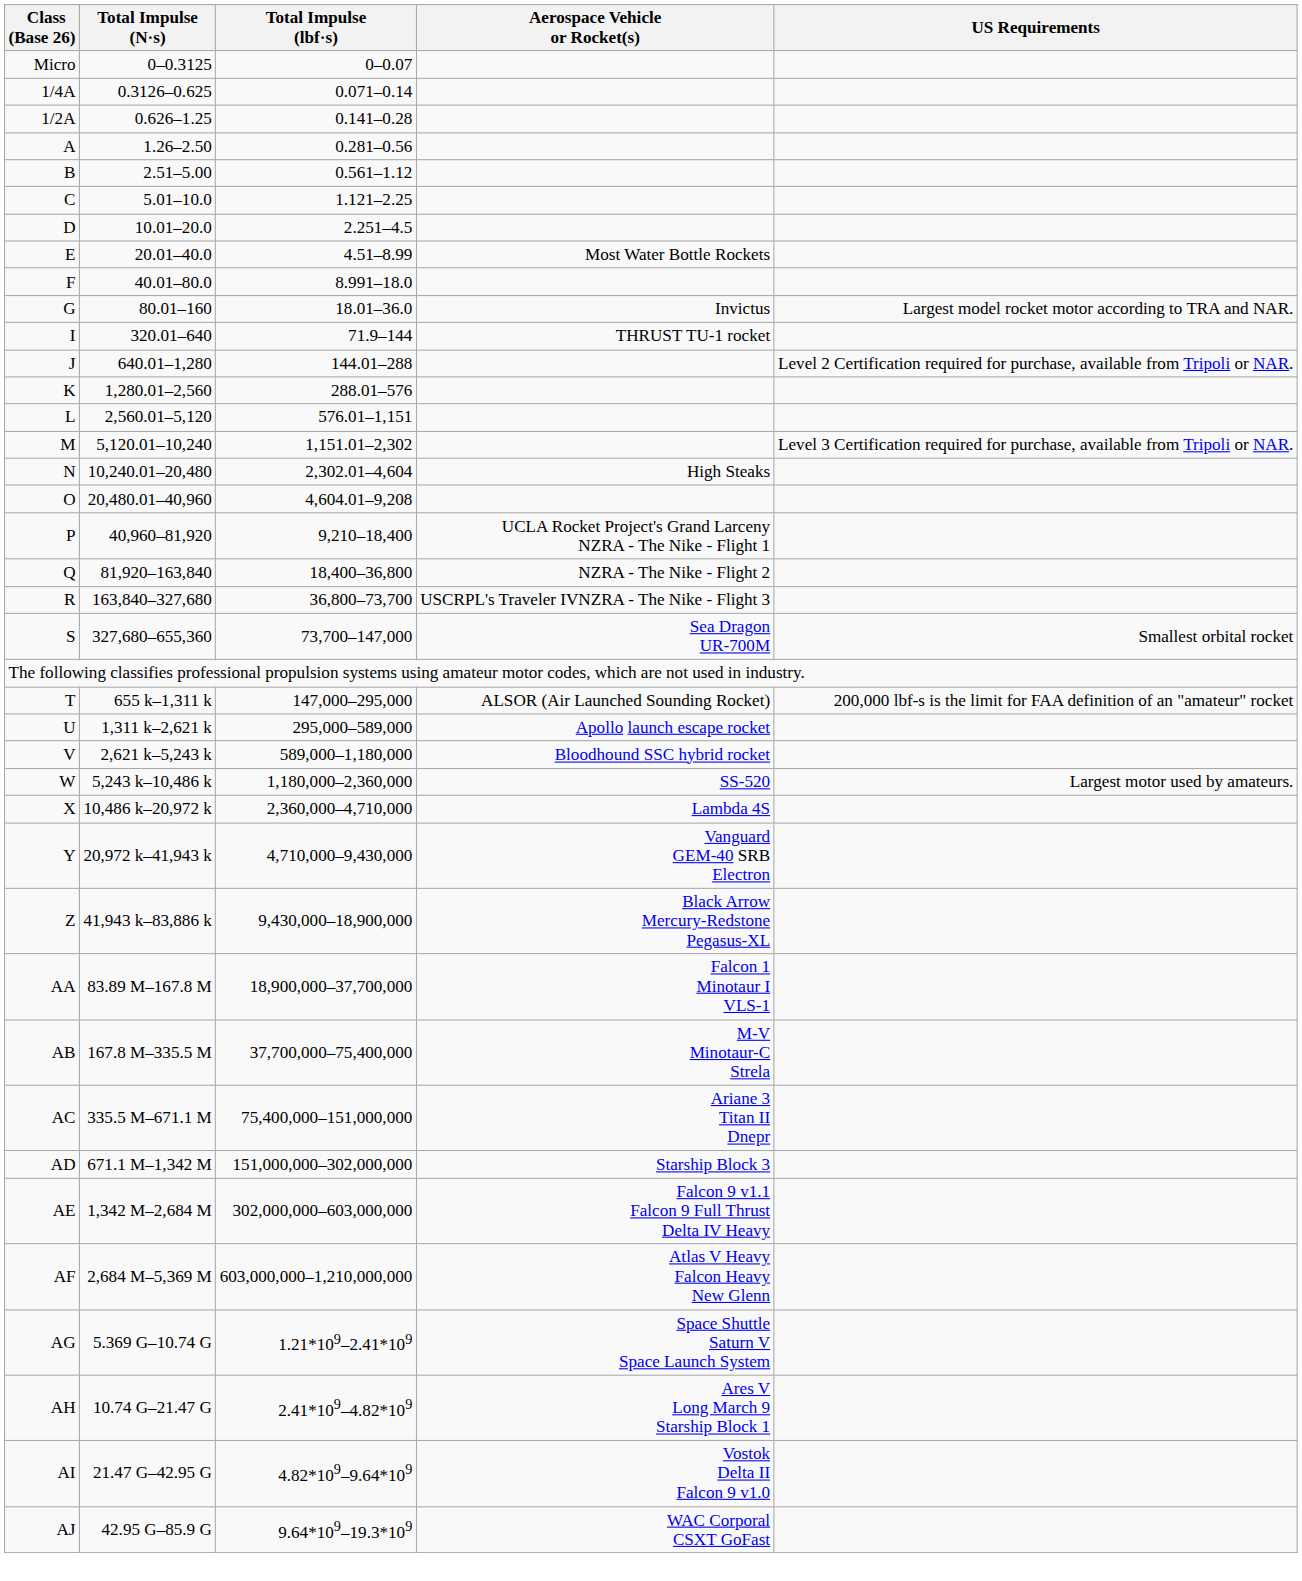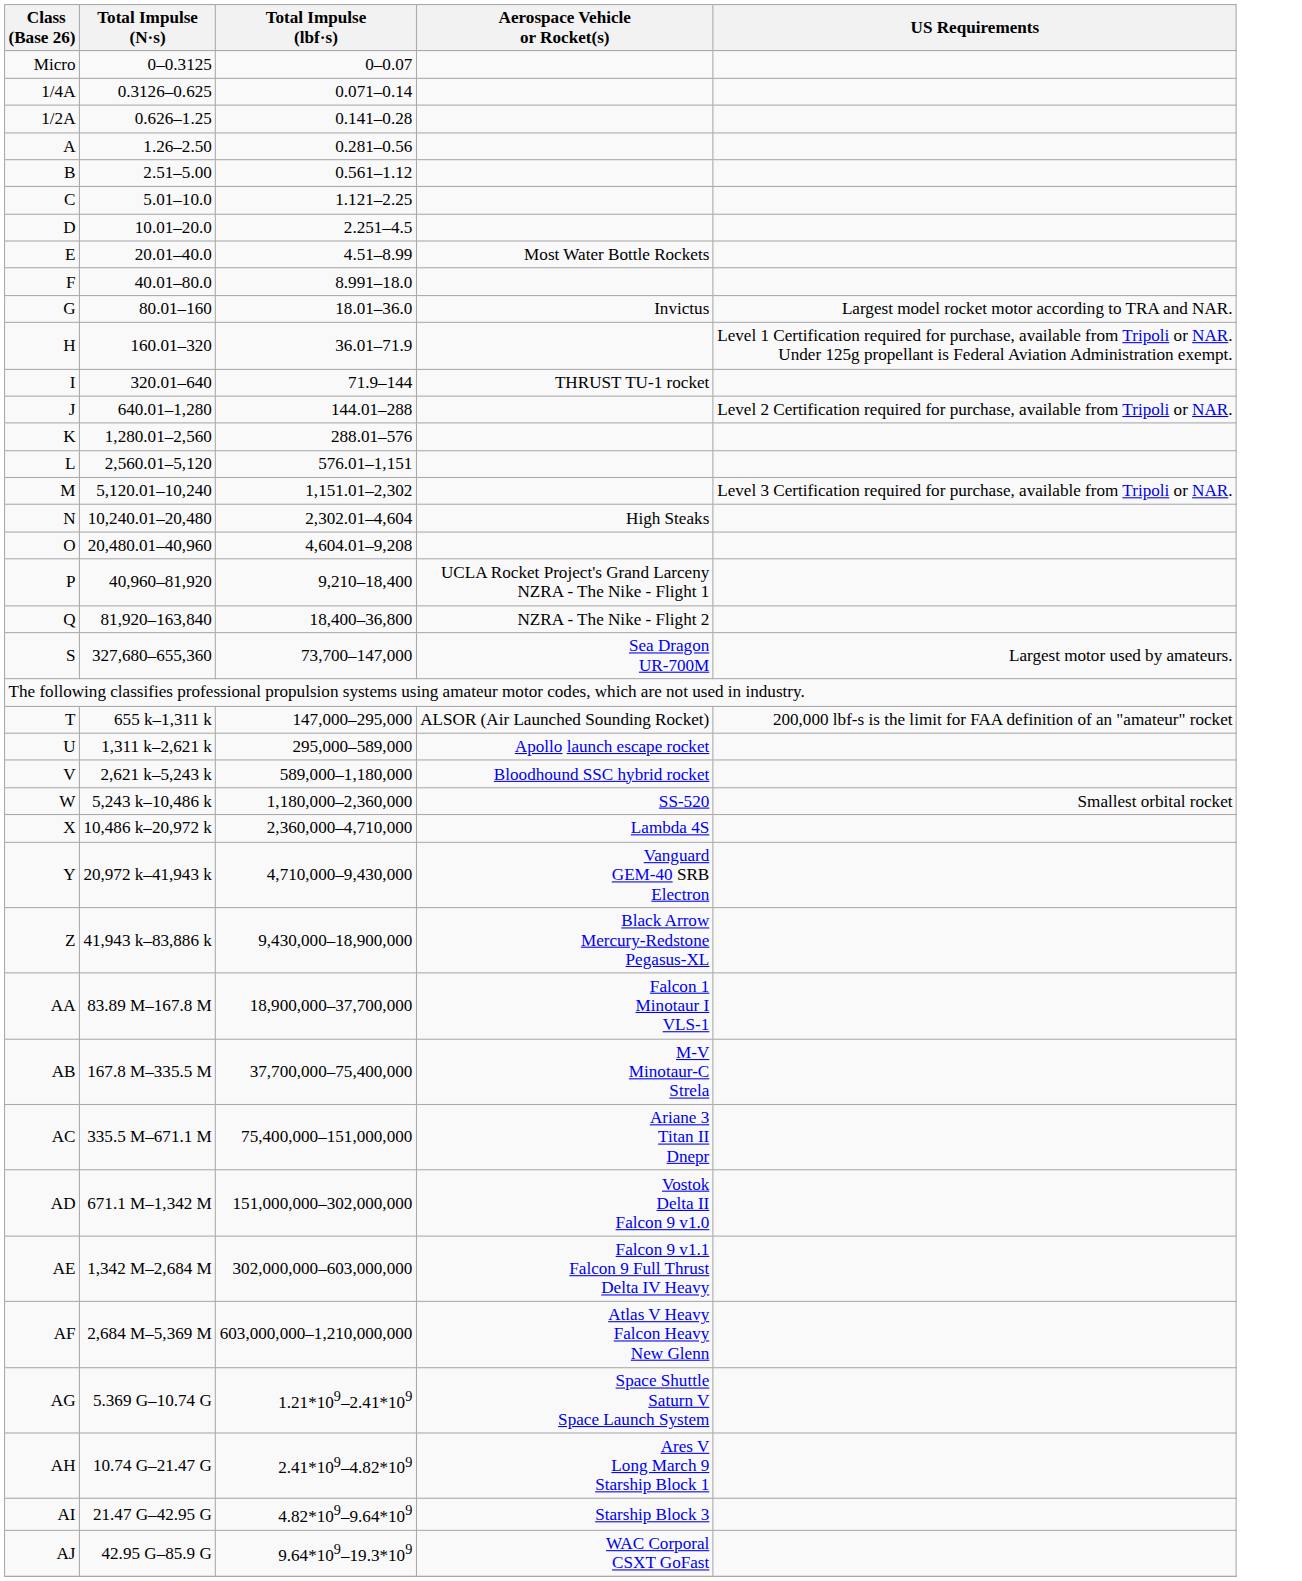+ row: (69, 345)
- row: (70, 599)
(1216, 636) Smallest orbital rocket -> (1121, 655) Largest motor used by amateurs.
(1182, 781) Largest motor used by amateurs. -> (1155, 801) Smallest orbital rocket
(713, 1164) Starship Block 3 -> (662, 1202) Vostok Delta II Falcon 9 v1.0
(723, 1473) Vostok Delta II Falcon 9 v1.0 -> (652, 1514) Starship Block 3
